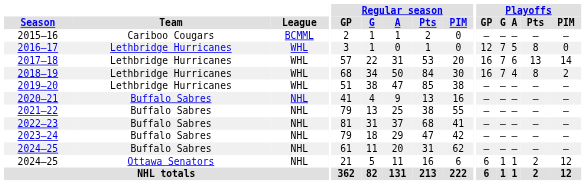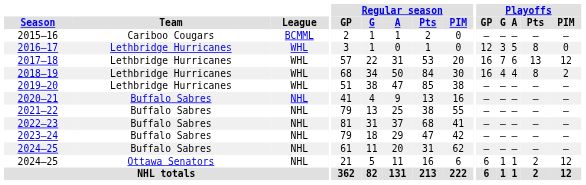(503, 48) 7 -> (503, 48) 3
(566, 61) 14 -> (566, 61) 12
(503, 73) 7 -> (503, 73) 4
